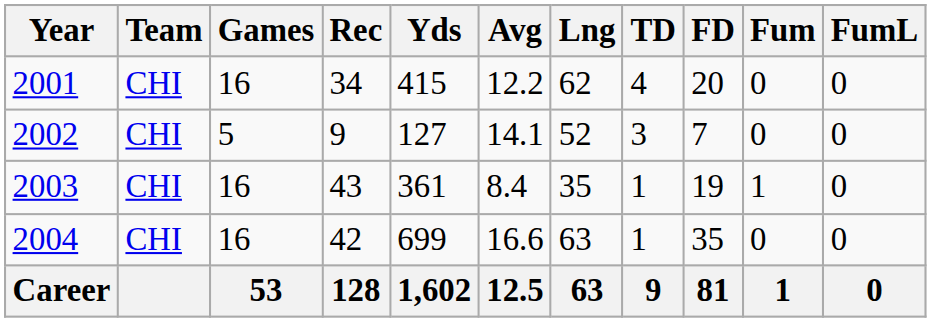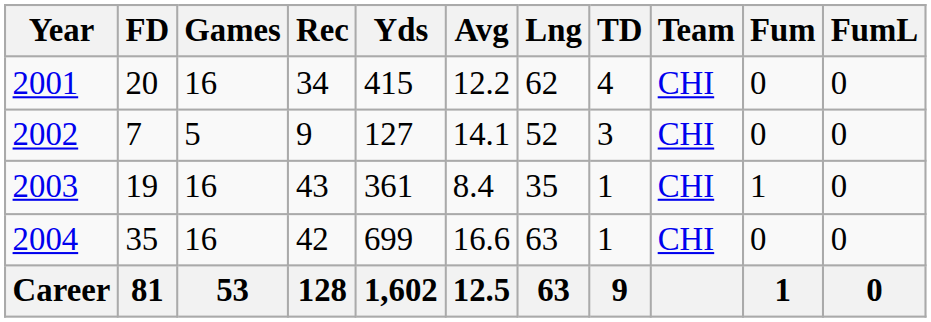columns swapped: (164, 30) <-> (713, 30)
